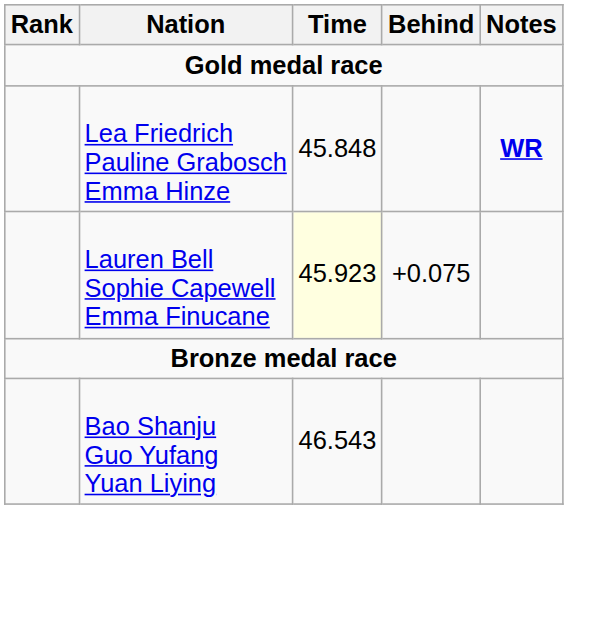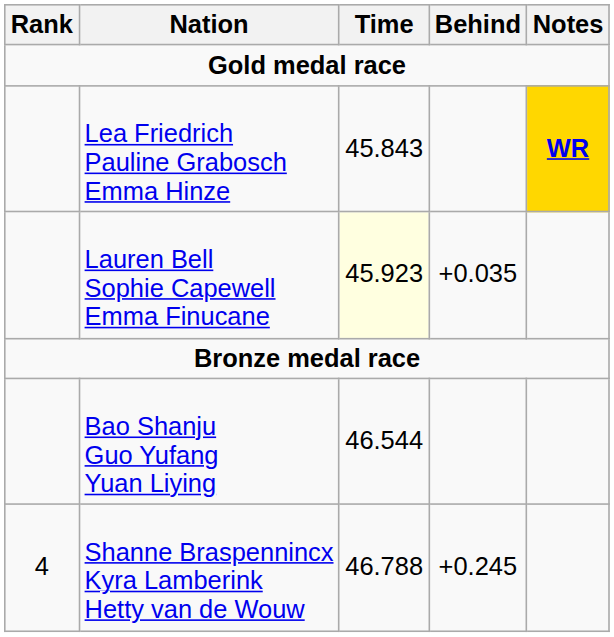(337, 148) 45.848 -> (384, 148) 45.843
(521, 148) no background -> (568, 148) gold background
(431, 274) +0.075 -> (478, 274) +0.035
(337, 441) 46.543 -> (384, 441) 46.544
+ row: (209, 581)
